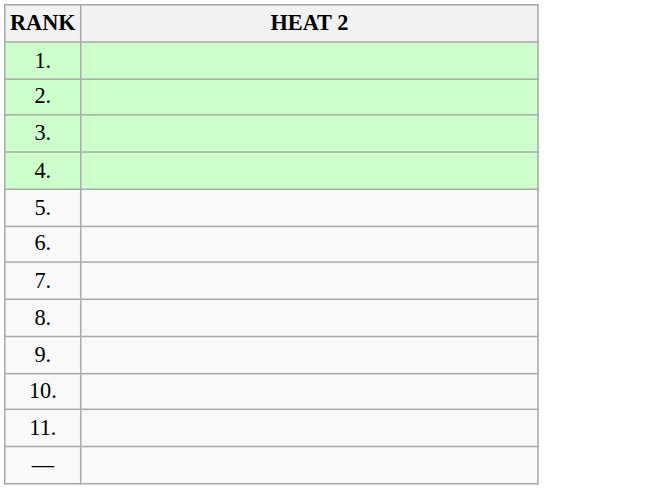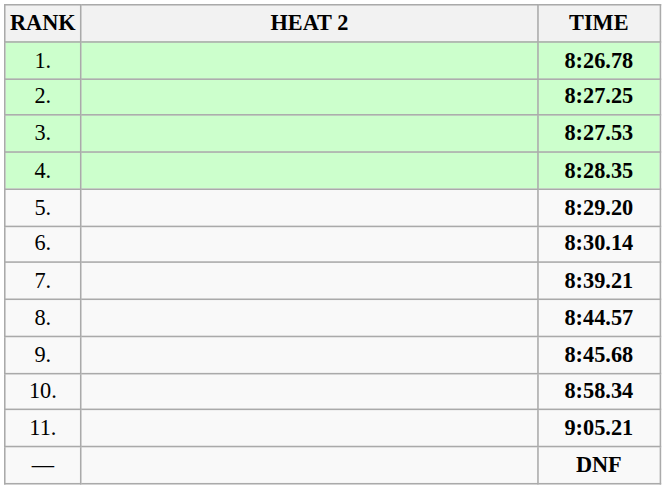+ column: (599, 23)
